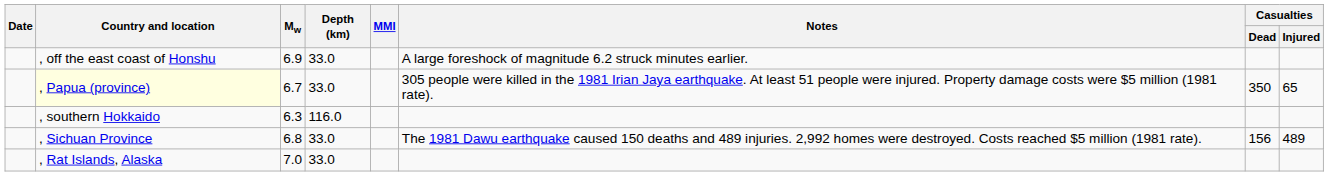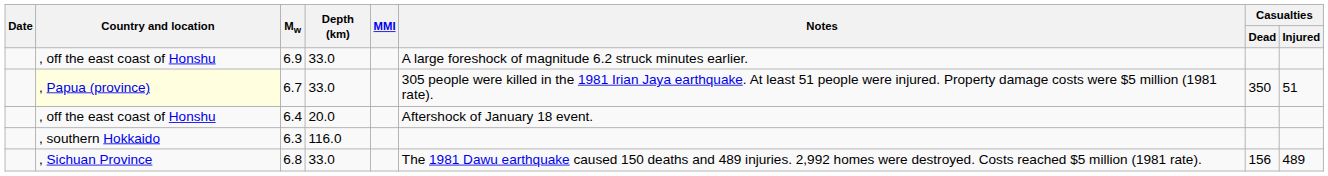(1290, 87) 65 -> (1290, 87) 51
+ row: (293, 116)
- row: (293, 159)
